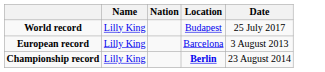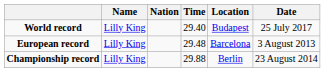+ column: (194, 12)
(203, 59) bold -> (230, 59) normal
